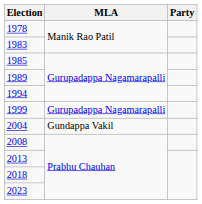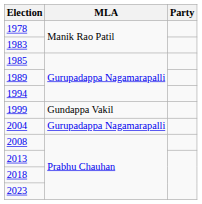(106, 110) Gurupadappa Nagamarapalli -> (80, 110) Gundappa Vakil
(80, 126) Gundappa Vakil -> (106, 126) Gurupadappa Nagamarapalli
